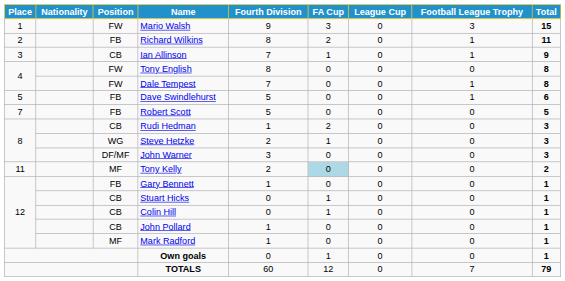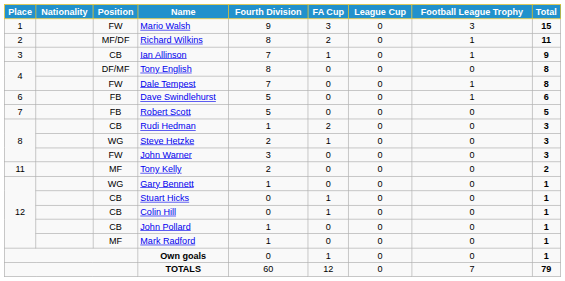(116, 41) FB -> (116, 41) MF/DF
(116, 69) FW -> (116, 69) DF/MF
(20, 98) 5 -> (20, 98) 6
(116, 155) DF/MF -> (116, 155) FW
(328, 170) lightblue background -> (328, 170) no background
(116, 184) FB -> (116, 184) WG
